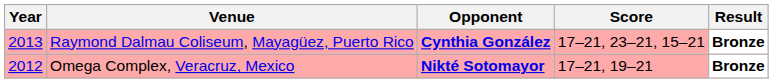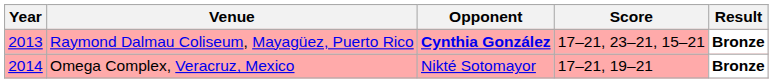(25, 66) 2012 -> (25, 66) 2014
(483, 66) bold -> (478, 66) normal
